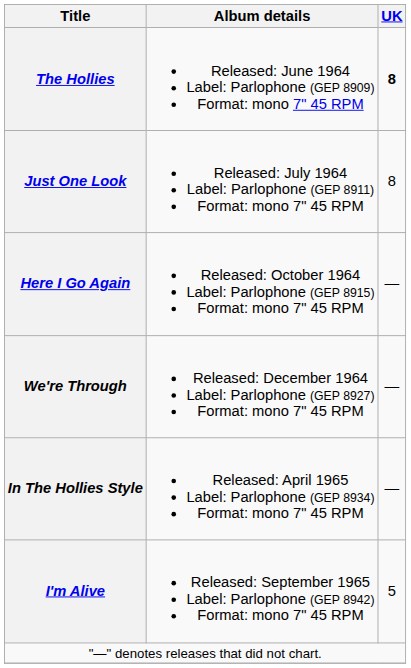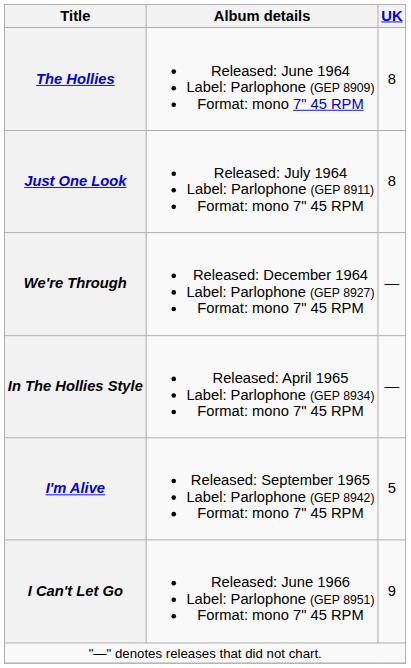(392, 79) bold -> (392, 79) normal
- row: (75, 284)
+ row: (75, 591)
